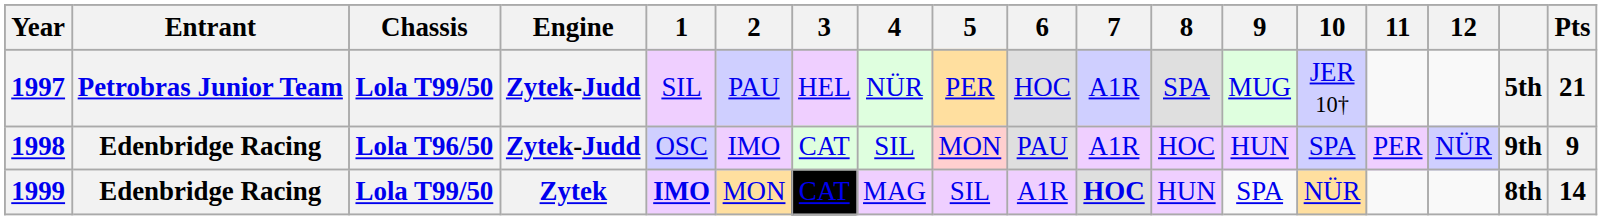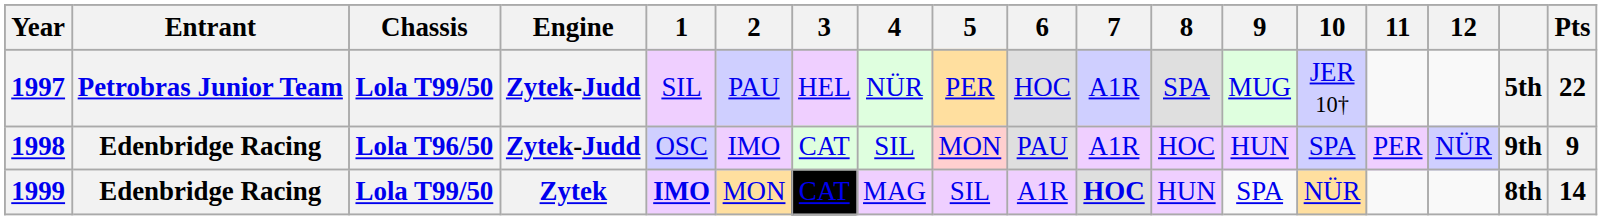(1573, 87) 21 -> (1573, 87) 22
